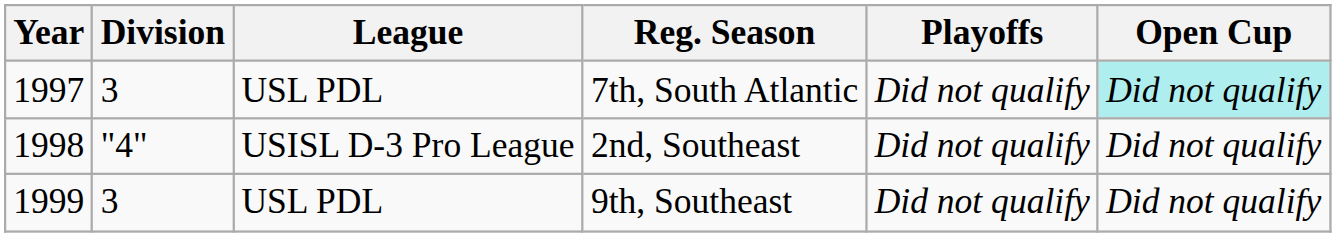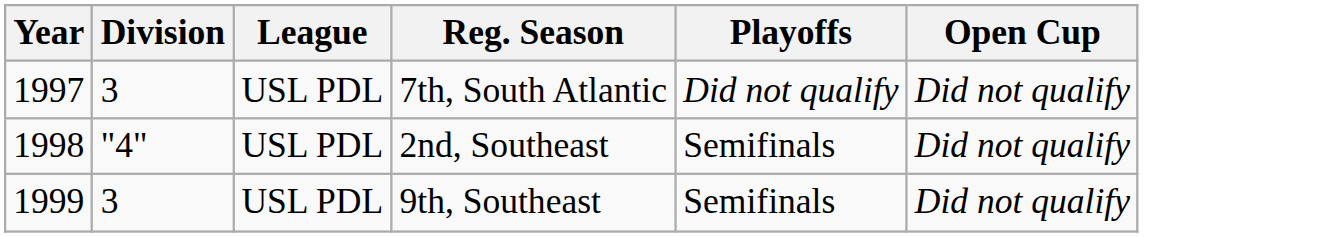(1214, 88) paleturquoise background -> (1022, 88) no background
(408, 145) USISL D-3 Pro League -> (312, 145) USL PDL
(982, 145) Did not qualify -> (759, 145) Semifinals
(982, 201) Did not qualify -> (759, 201) Semifinals
